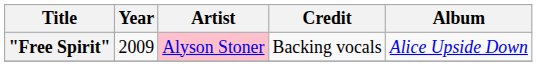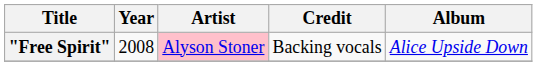(136, 46) 2009 -> (136, 46) 2008
